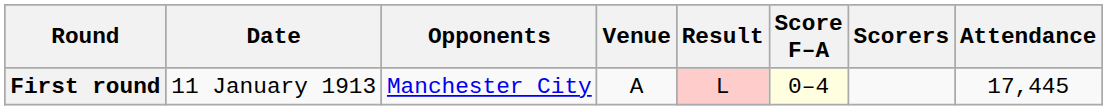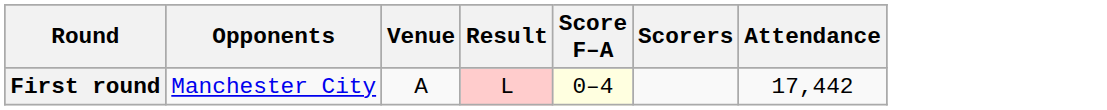- column: (274, 37)
(1028, 87) 17,445 -> (813, 87) 17,442
